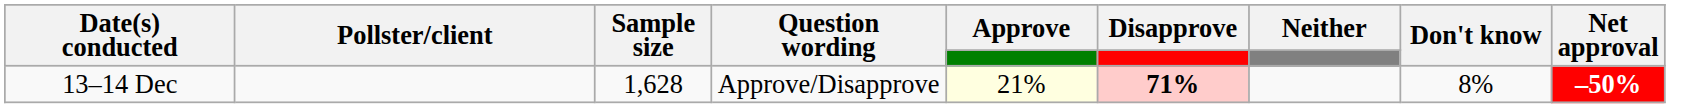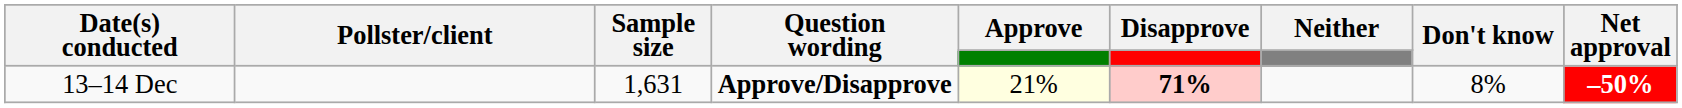(653, 84) 1,628 -> (653, 84) 1,631
(829, 84) normal -> (835, 84) bold
